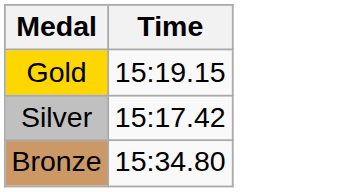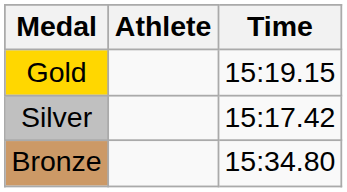+ column: (163, 27)
